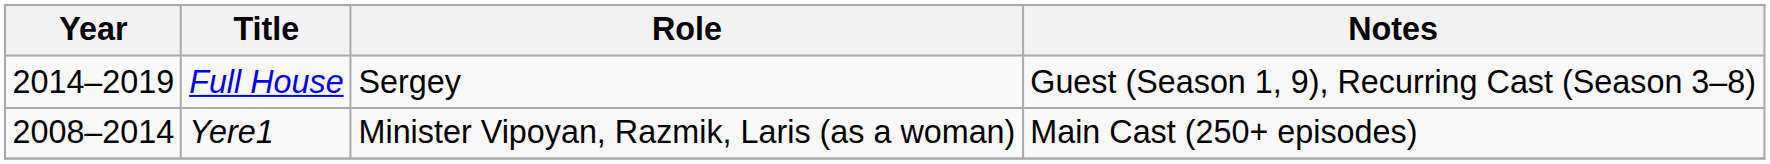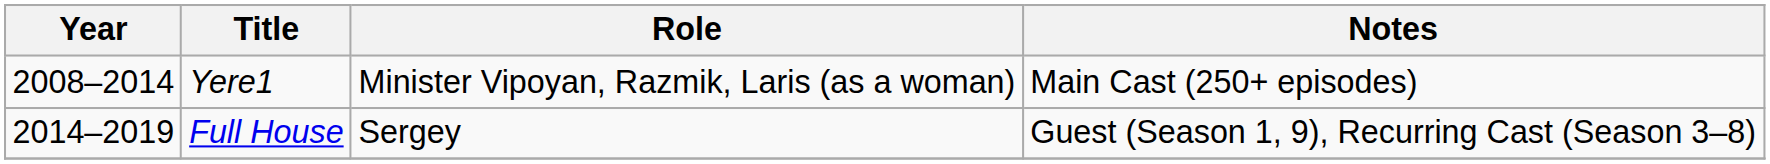rows swapped: (231, 132) <-> (266, 81)
